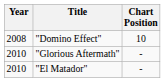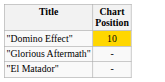- column: (19, 12)
(141, 38) no background -> (112, 38) gold background
